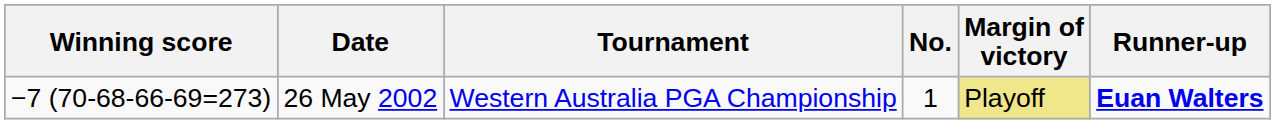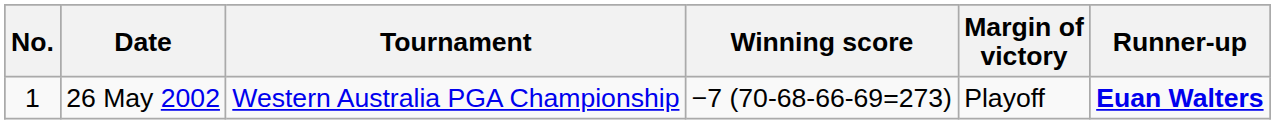columns swapped: (930, 41) <-> (141, 41)
(1005, 98) khaki background -> (1005, 98) no background
